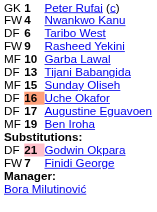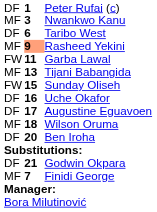(12, 7) GK -> (12, 7) DF
(13, 20) FW -> (12, 20) MF
(27, 20) 4 -> (27, 20) 3
(13, 46) FW -> (12, 46) MF
(27, 46) no background -> (27, 46) lightsalmon background
(12, 59) MF -> (13, 59) FW
(31, 59) 10 -> (30, 59) 11
(12, 72) DF -> (12, 72) MF
(12, 85) MF -> (13, 85) FW
(31, 98) lightsalmon background -> (31, 98) no background
+ row: (81, 124)
(12, 124) MF -> (12, 137) DF
(31, 124) 19 -> (31, 137) 20
(31, 150) pink background -> (31, 163) no background
(13, 163) FW -> (12, 176) MF
